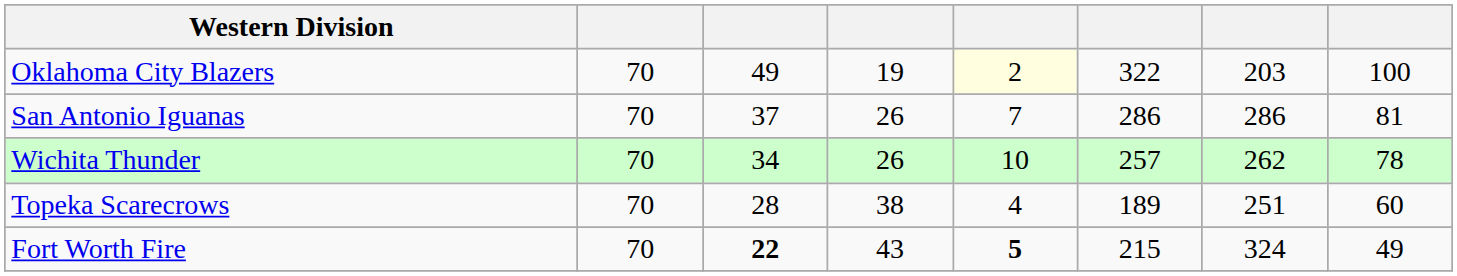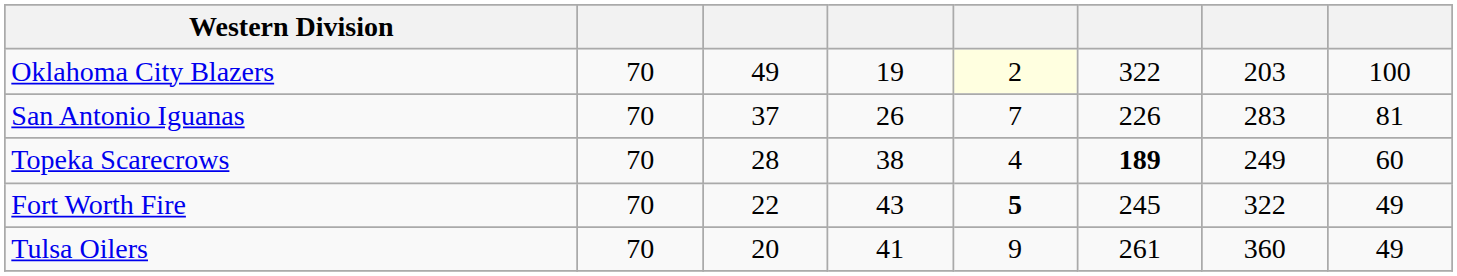(1140, 115) 286 -> (1140, 115) 226
(1265, 115) 286 -> (1265, 115) 283
- row: (106, 159)
(1140, 204) normal -> (1140, 159) bold
(1265, 204) 251 -> (1265, 159) 249
(765, 248) bold -> (765, 204) normal
(1140, 248) 215 -> (1140, 204) 245
(1265, 248) 324 -> (1265, 204) 322
+ row: (80, 248)
